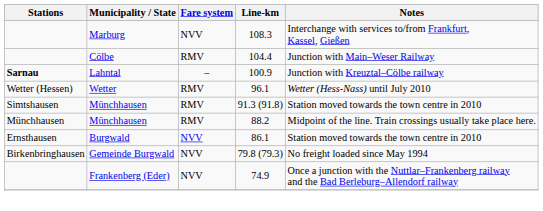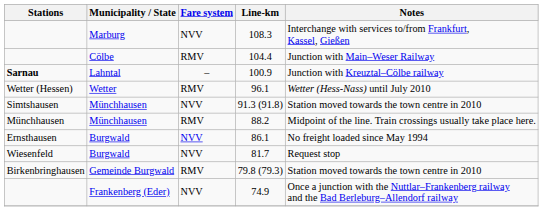(192, 105) RMV -> (192, 105) NVV
(384, 137) Station moved towards the town centre in 2010 -> (358, 137) No freight loaded since May 1994
+ row: (260, 154)
(192, 154) NVV -> (192, 170) RMV
(358, 154) No freight loaded since May 1994 -> (384, 170) Station moved towards the town centre in 2010
